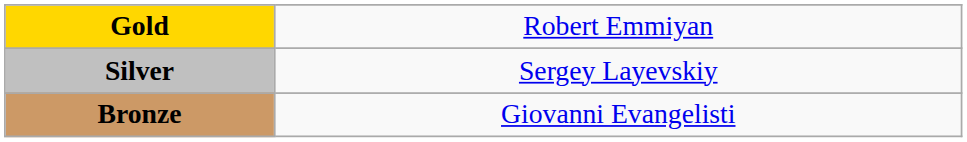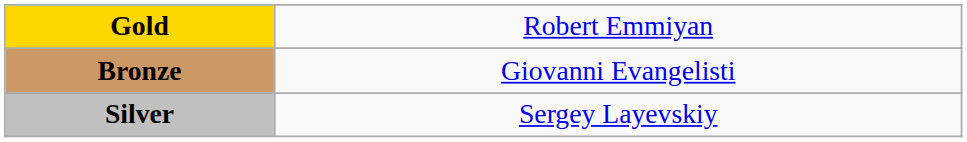rows swapped: (140, 70) <-> (140, 114)
